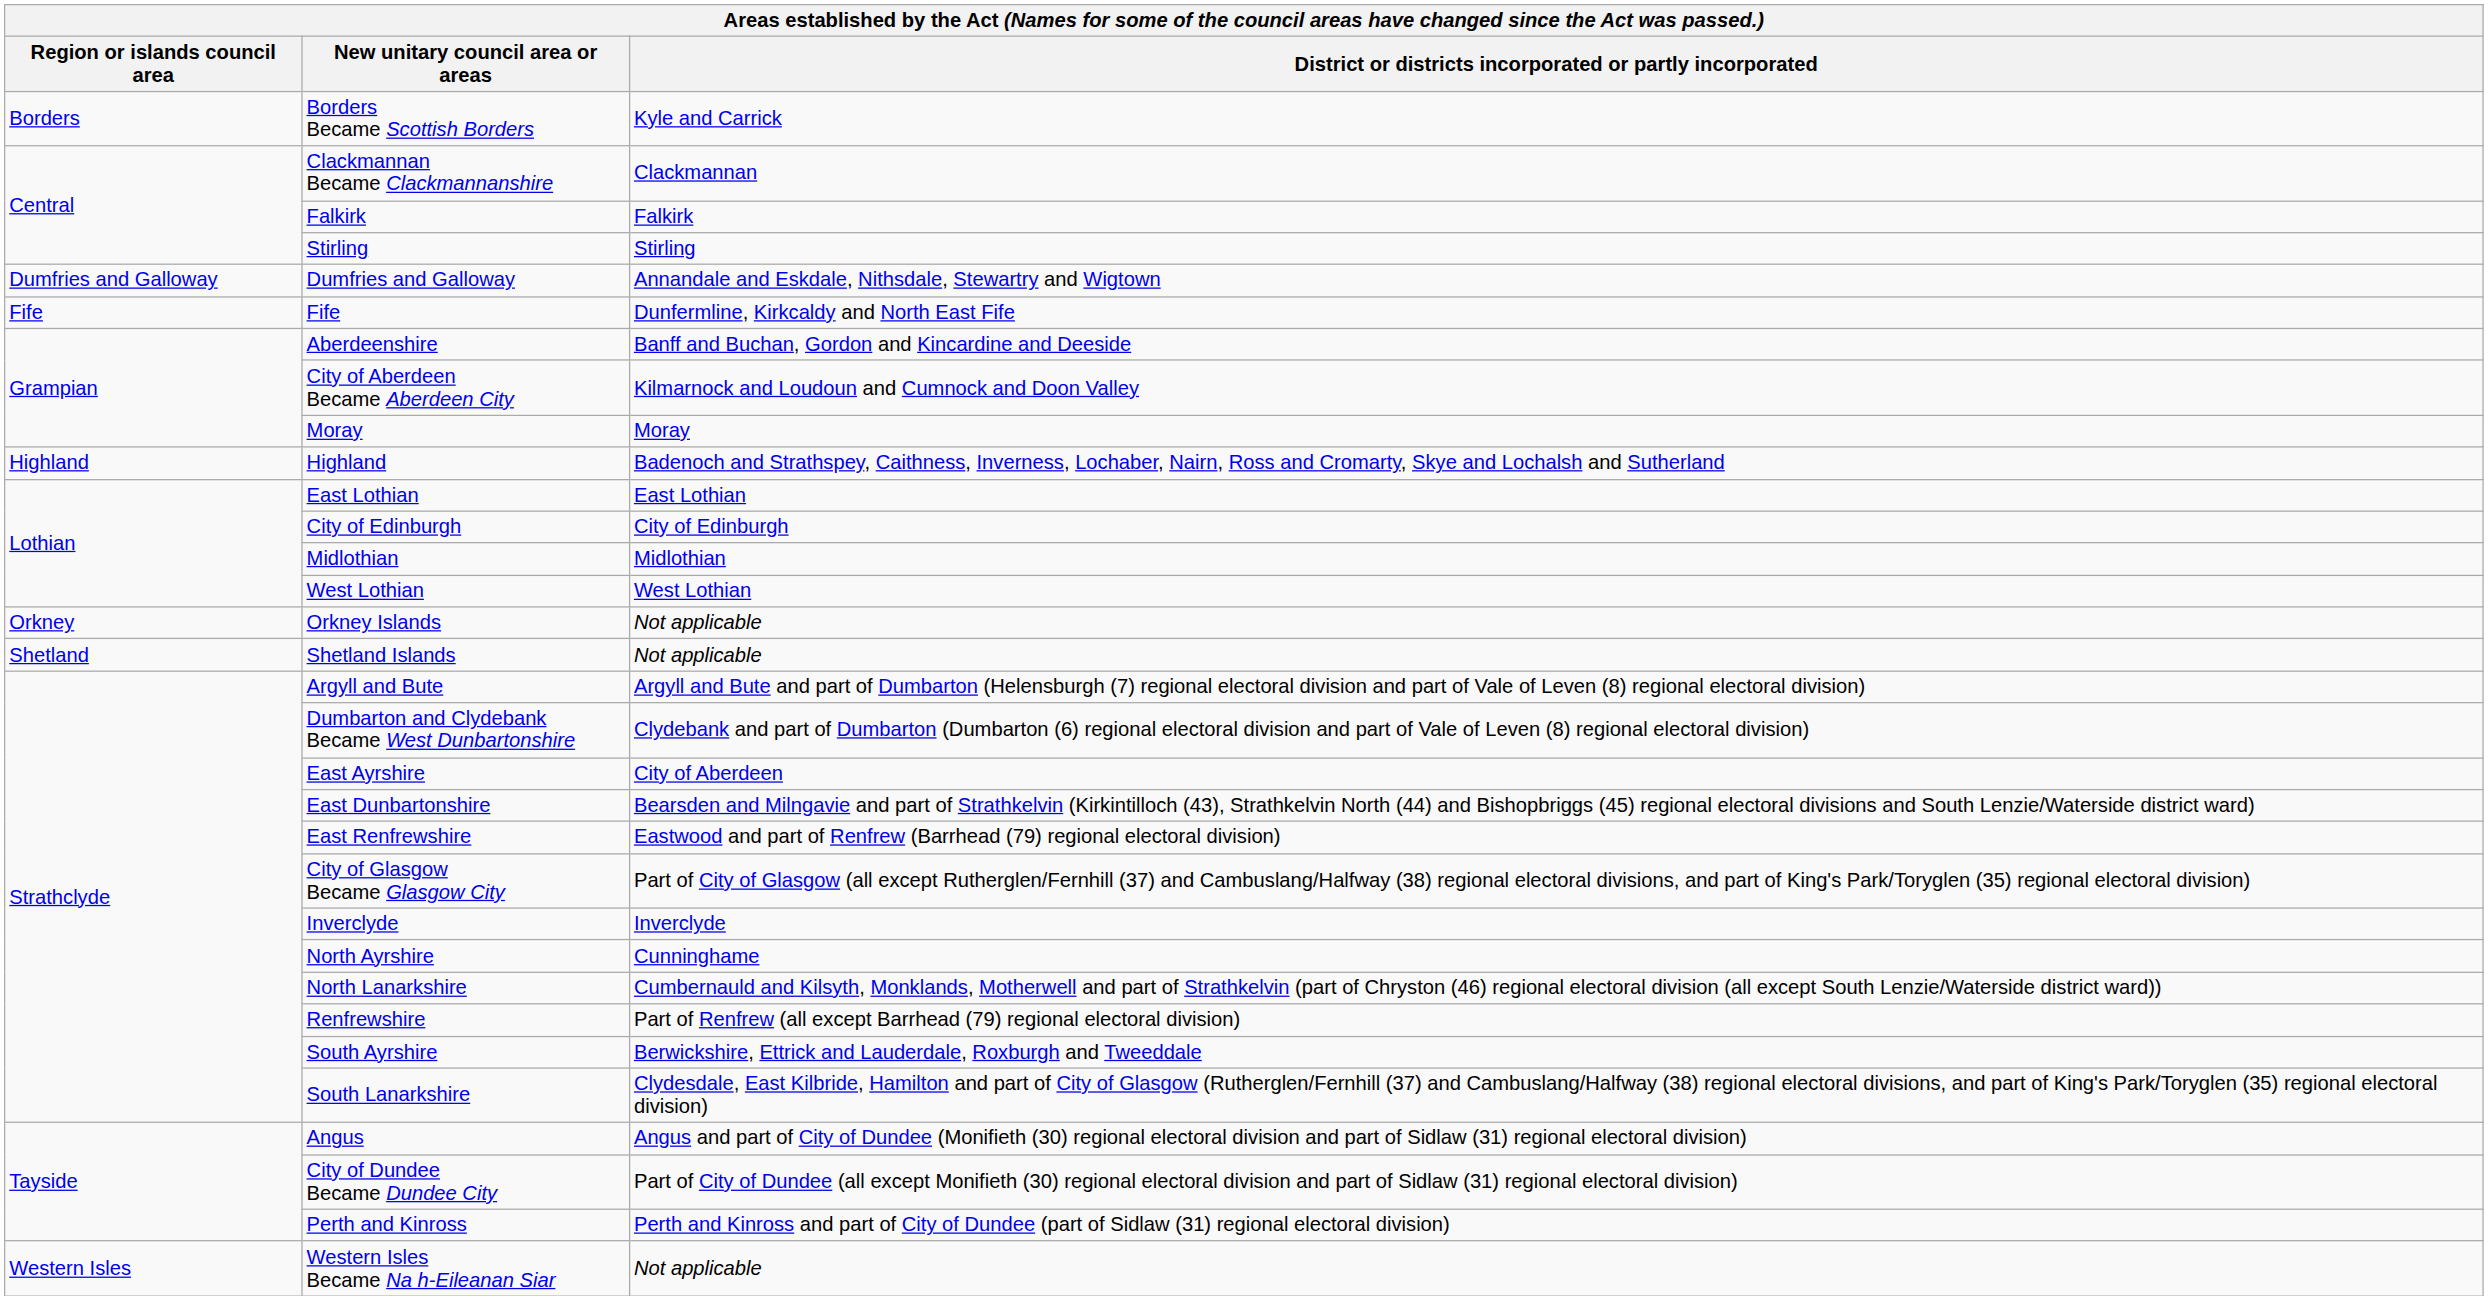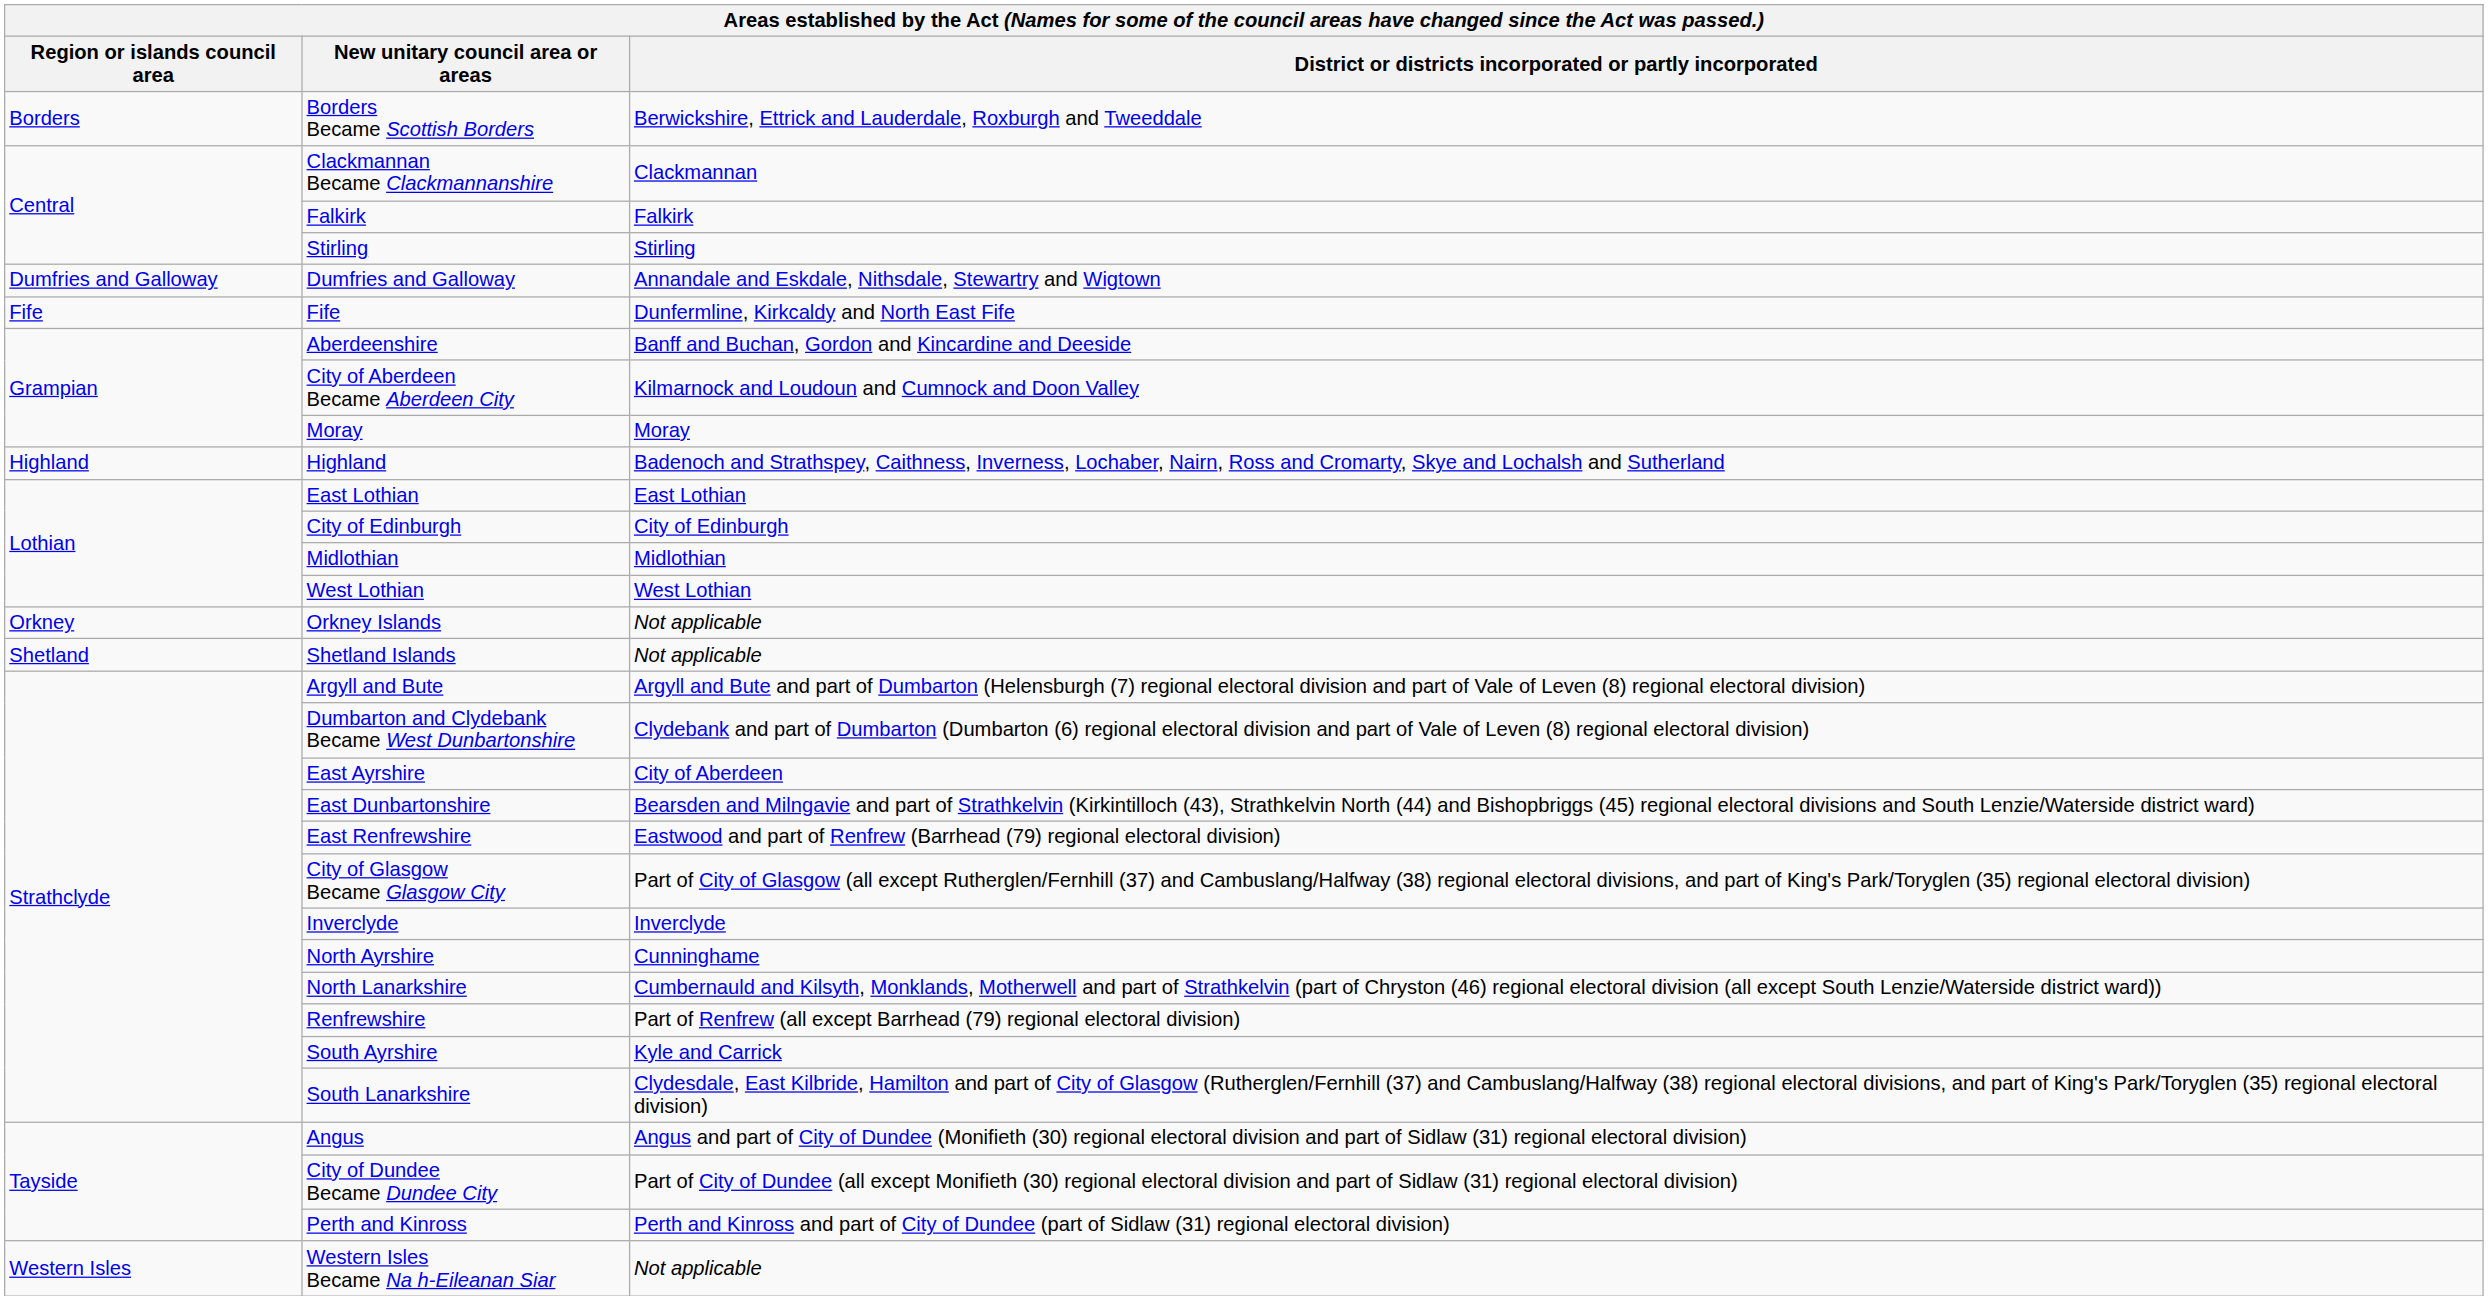(708, 118) Kyle and Carrick -> (918, 118) Berwickshire, Ettrick and Lauderdale, Roxburgh and Tweeddale
(918, 1051) Berwickshire, Ettrick and Lauderdale, Roxburgh and Tweeddale -> (708, 1051) Kyle and Carrick
